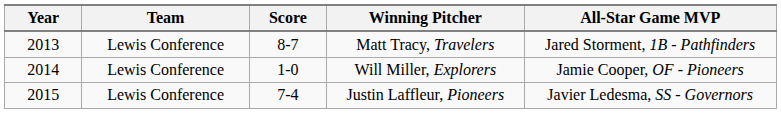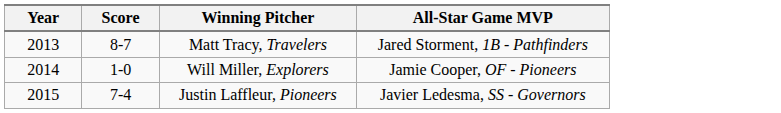- column: (166, 18)
